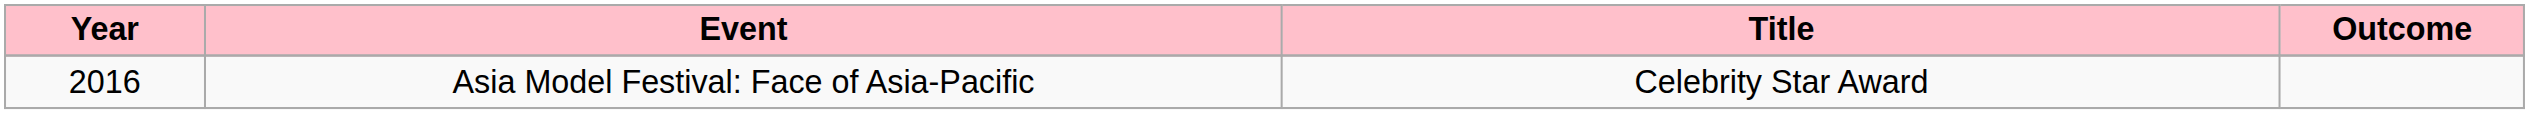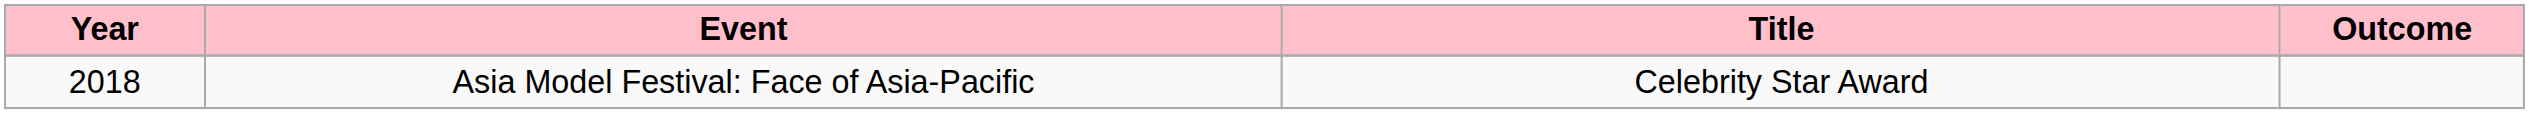(105, 81) 2016 -> (105, 81) 2018
